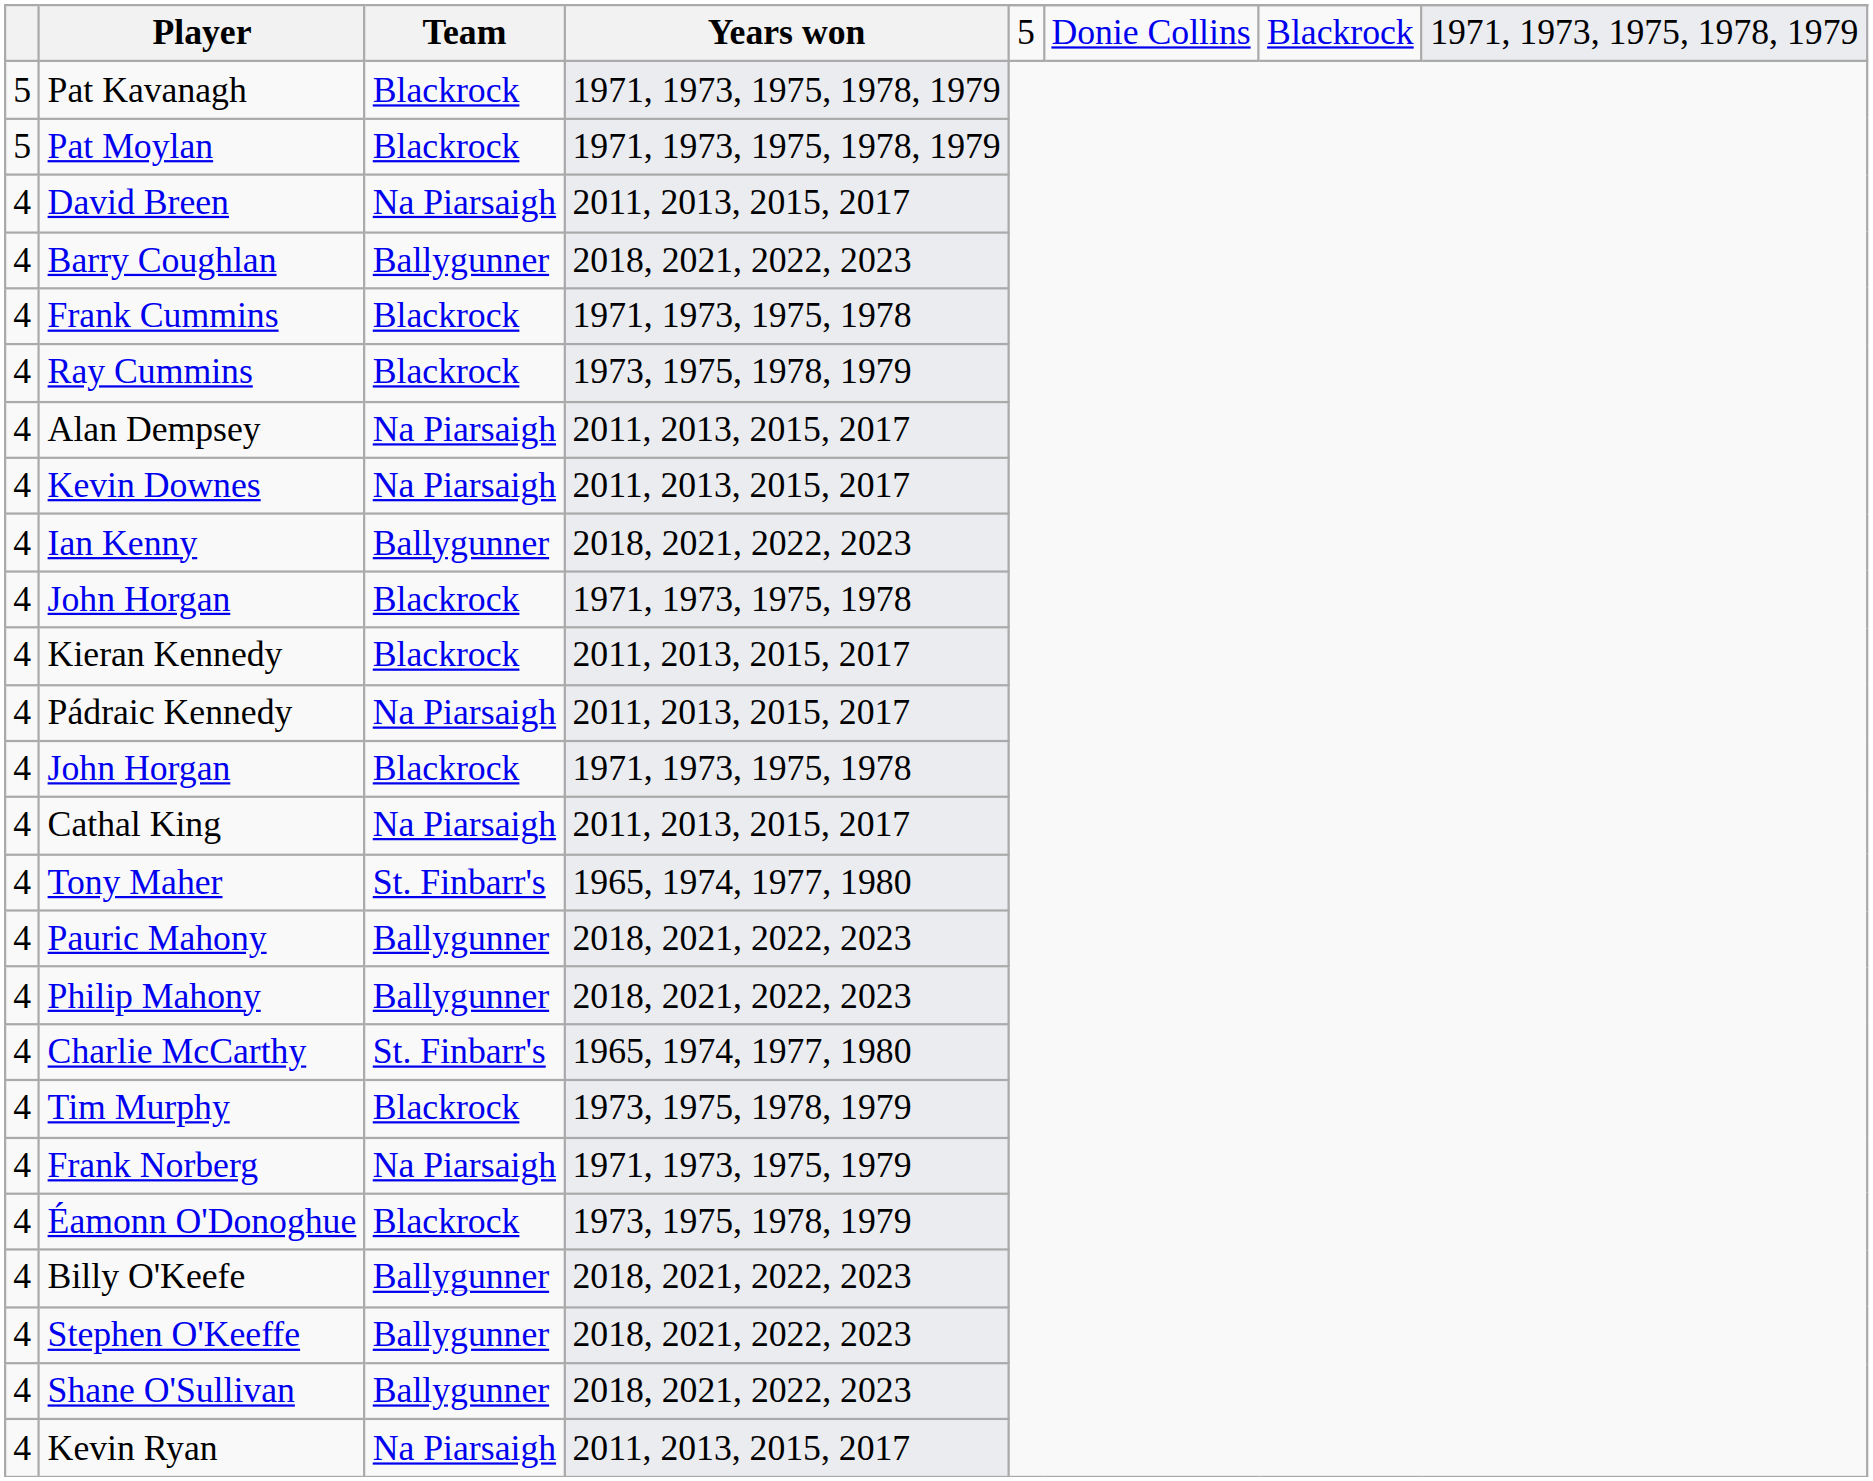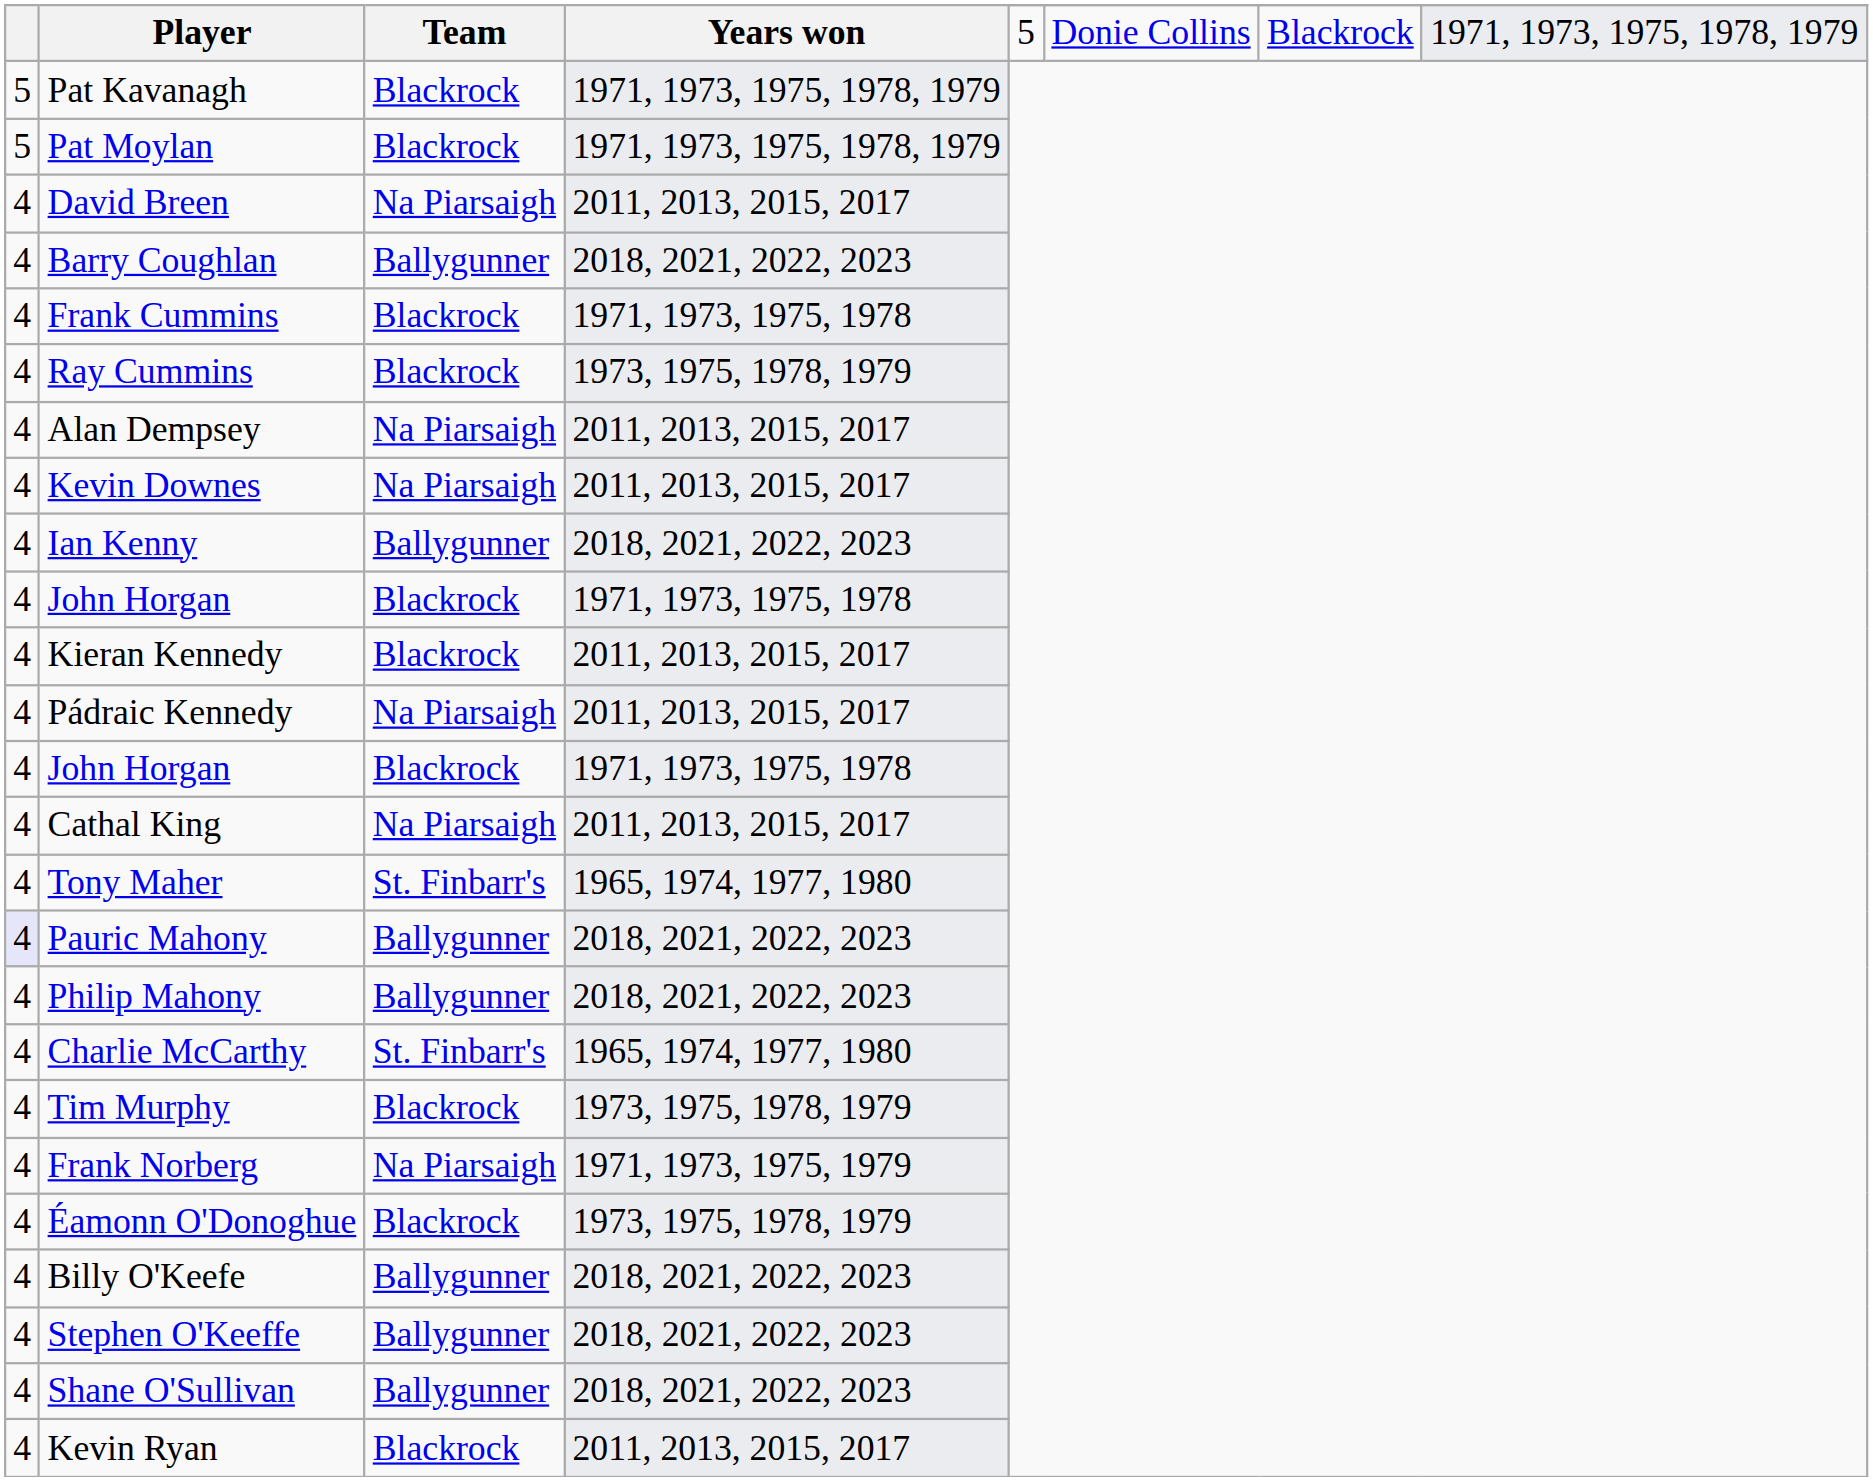(22, 938) no background -> (22, 938) lavender background
(464, 1447) Na Piarsaigh -> (446, 1447) Blackrock
